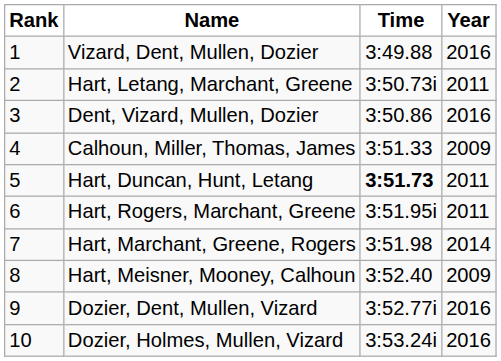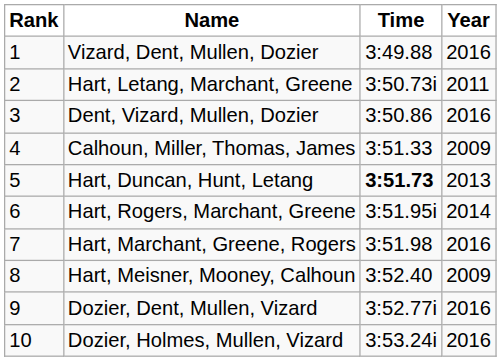(468, 180) 2011 -> (469, 180) 2013
(468, 212) 2011 -> (469, 212) 2014
(469, 244) 2014 -> (469, 244) 2016
